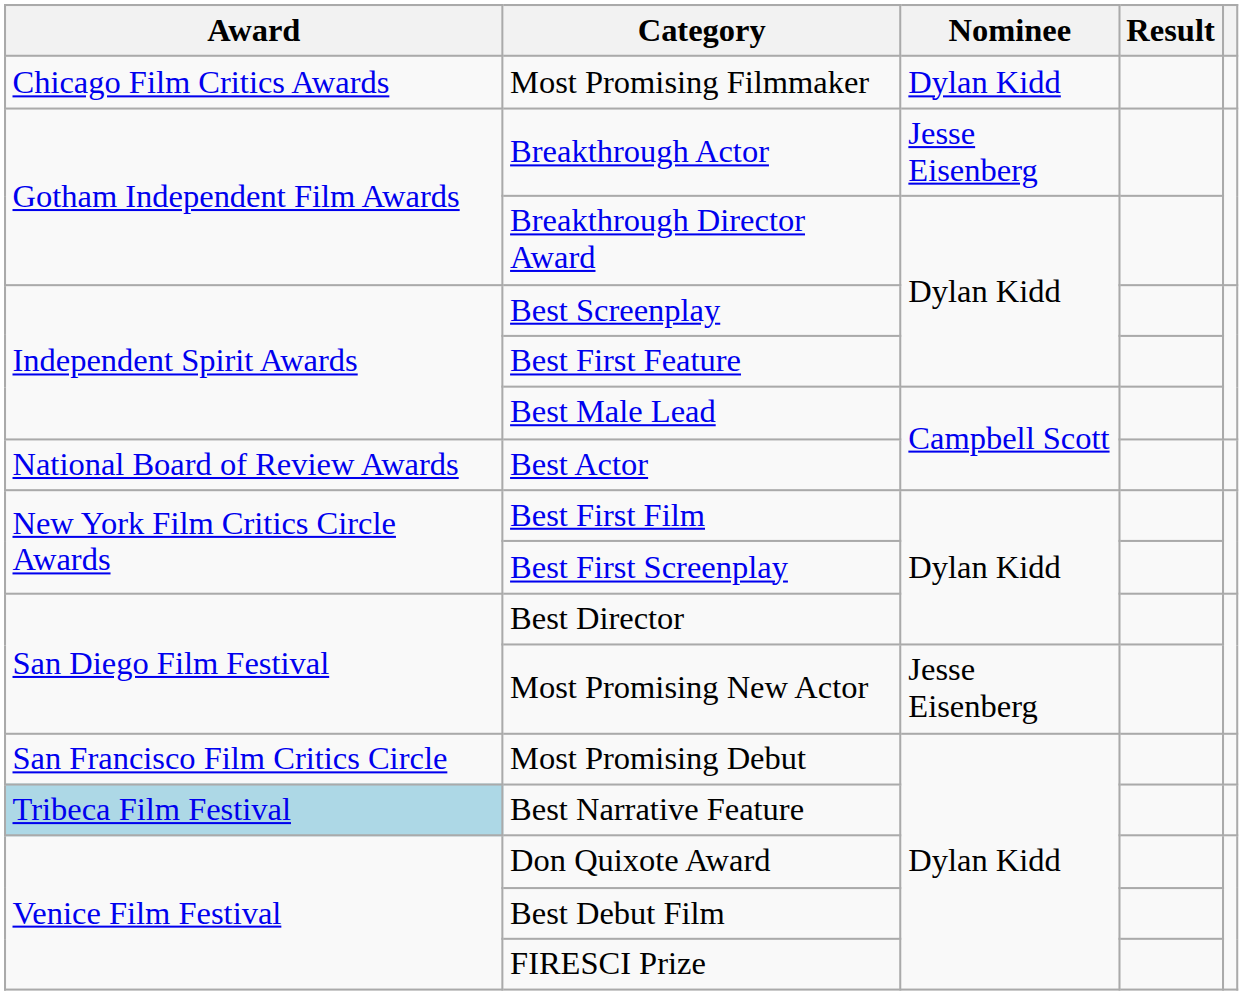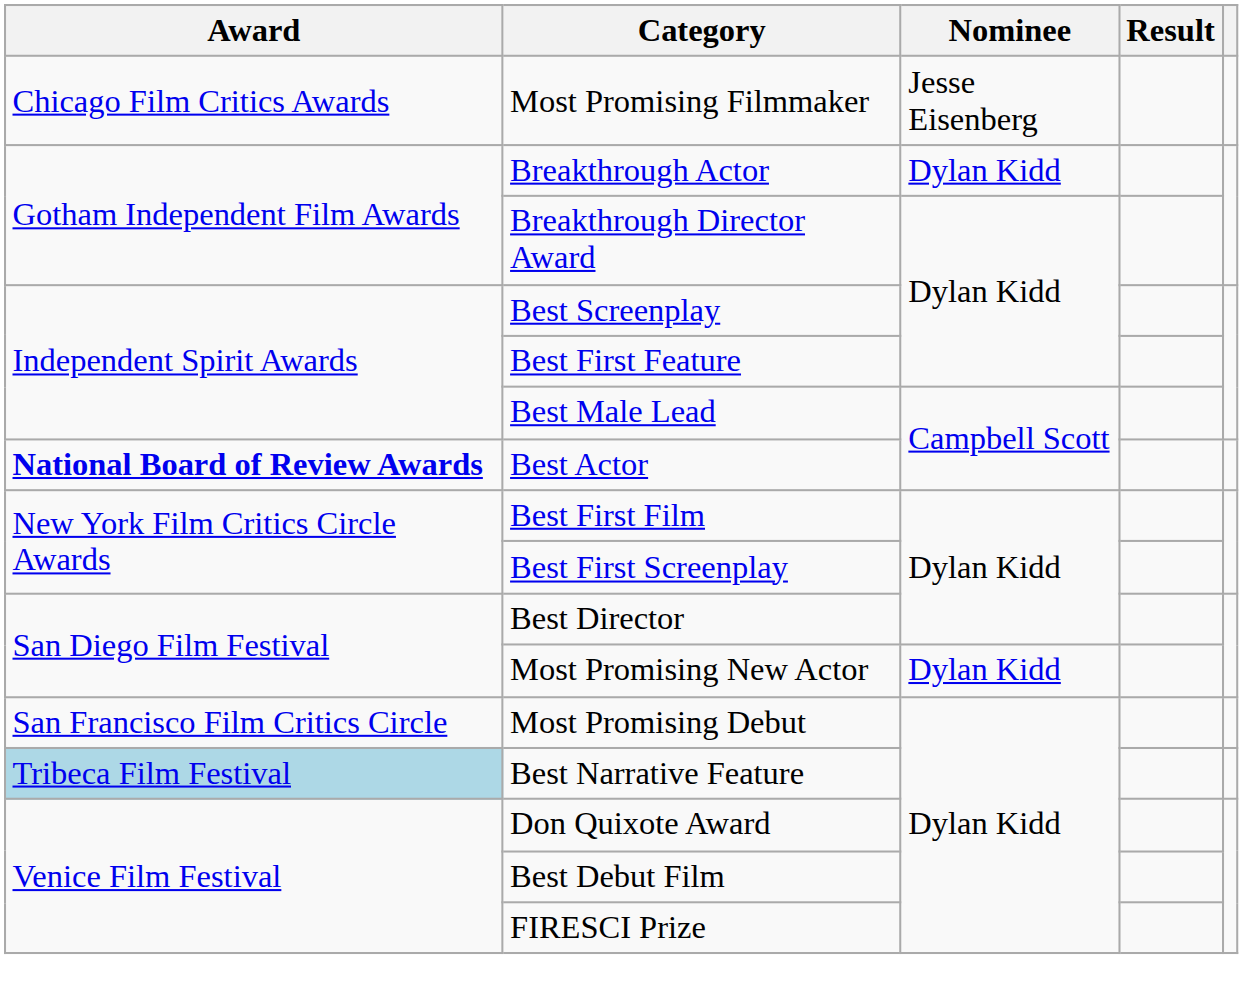(985, 81) Dylan Kidd -> (973, 100) Jesse Eisenberg
(973, 151) Jesse Eisenberg -> (985, 169) Dylan Kidd
(236, 463) normal -> (248, 463) bold
(973, 688) Jesse Eisenberg -> (985, 669) Dylan Kidd
